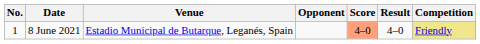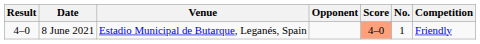columns swapped: (15, 13) <-> (395, 13)
(434, 30) khaki background -> (434, 30) no background
